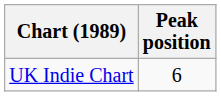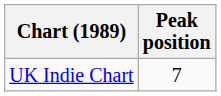(177, 74) 6 -> (177, 74) 7
